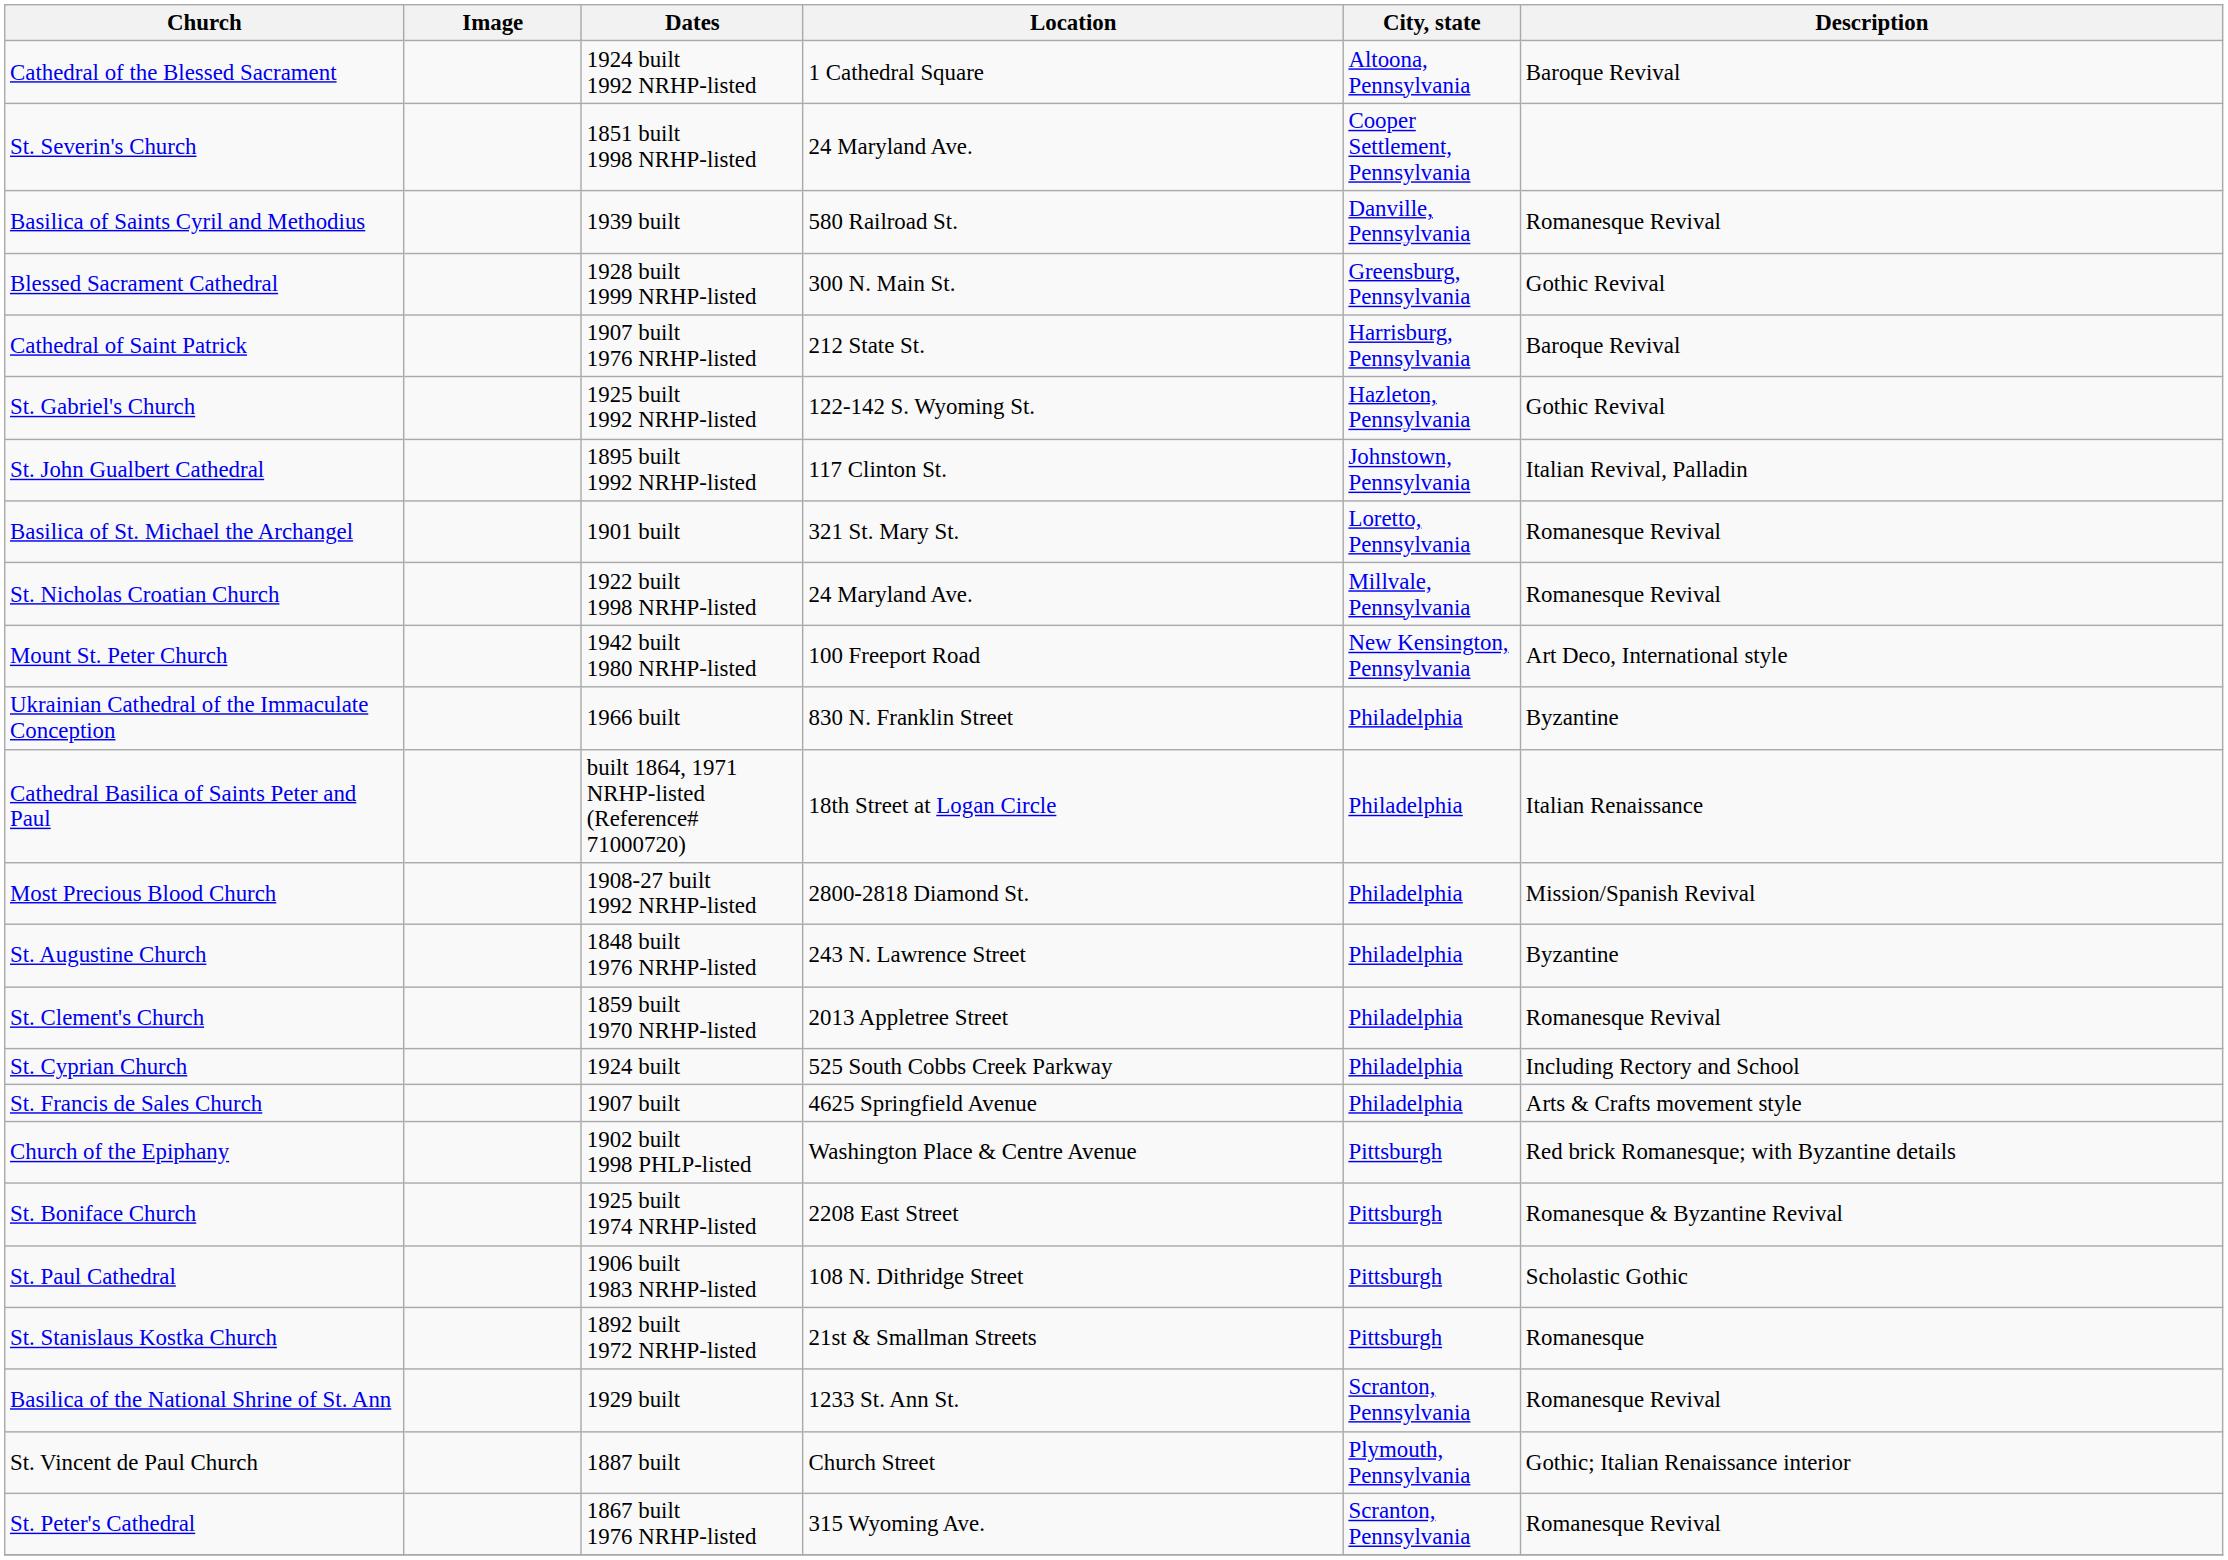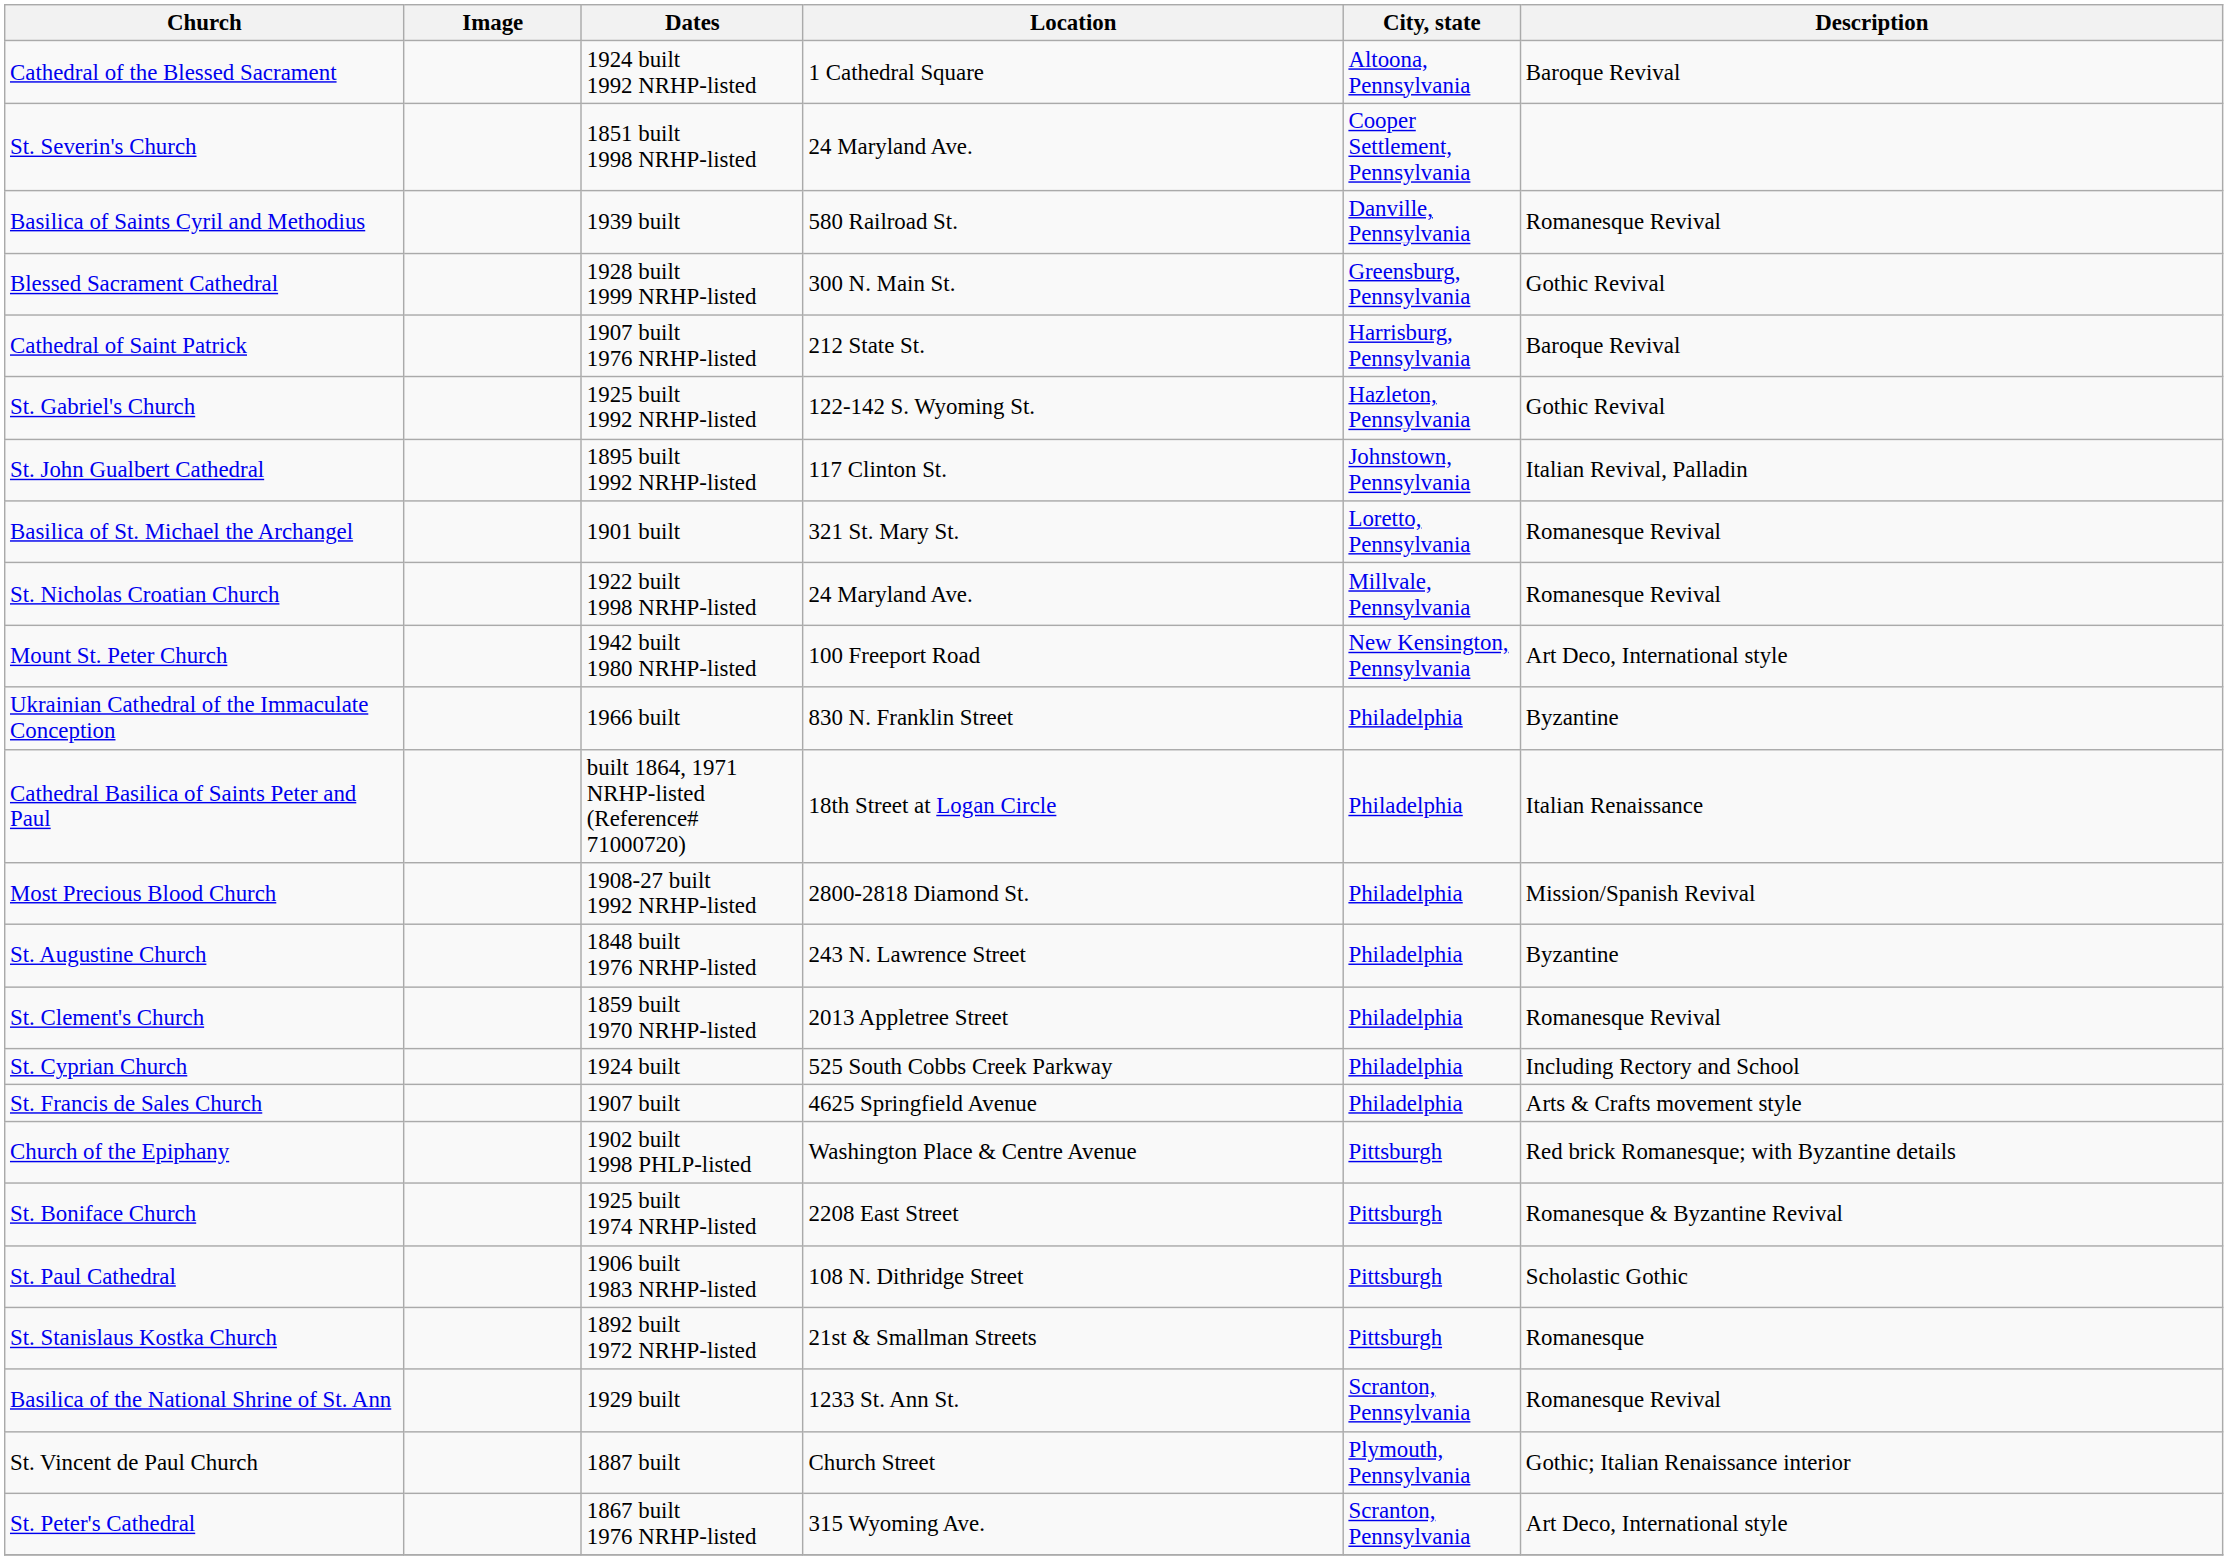(1623, 1524) Romanesque Revival -> (1657, 1524) Art Deco, International style
